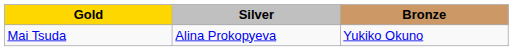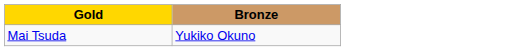- column: (256, 14)
